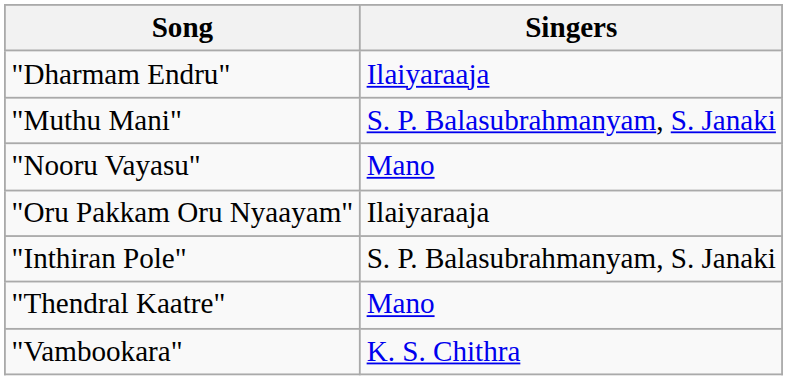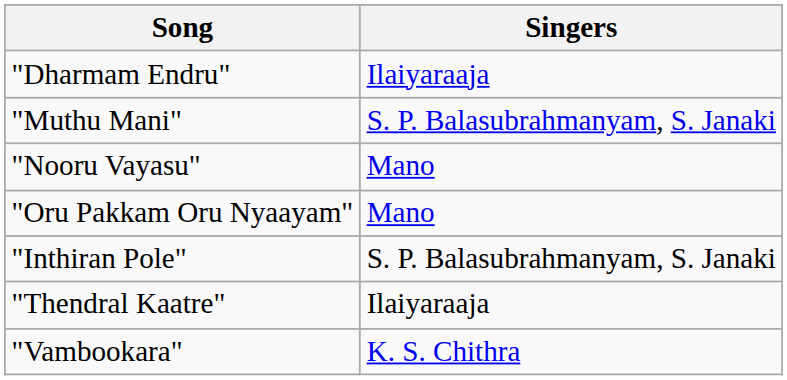(428, 212) Ilaiyaraaja -> (401, 212) Mano
(401, 304) Mano -> (428, 304) Ilaiyaraaja
